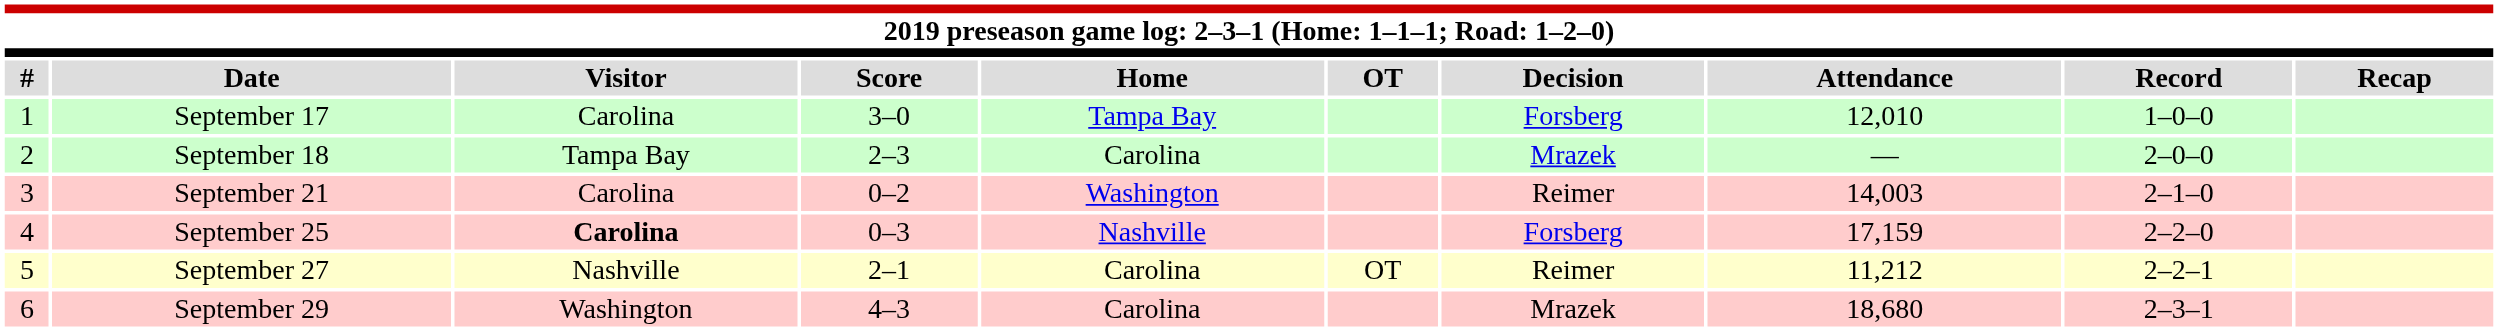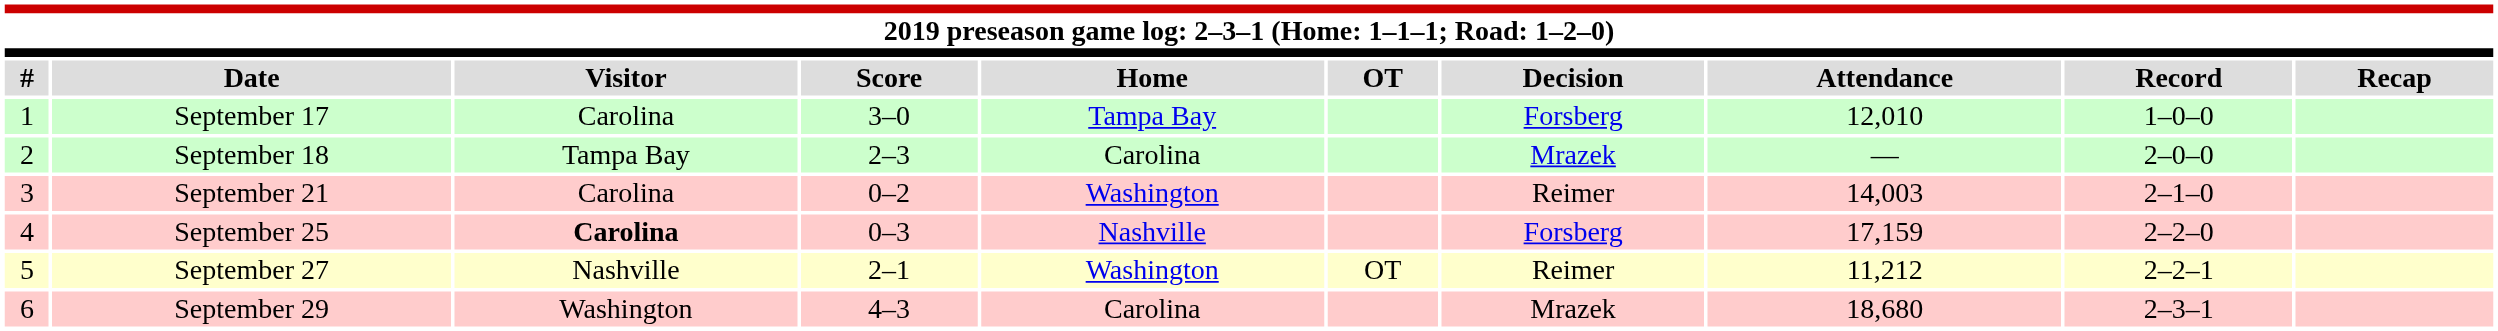(1152, 270) Carolina -> (1152, 270) Washington
